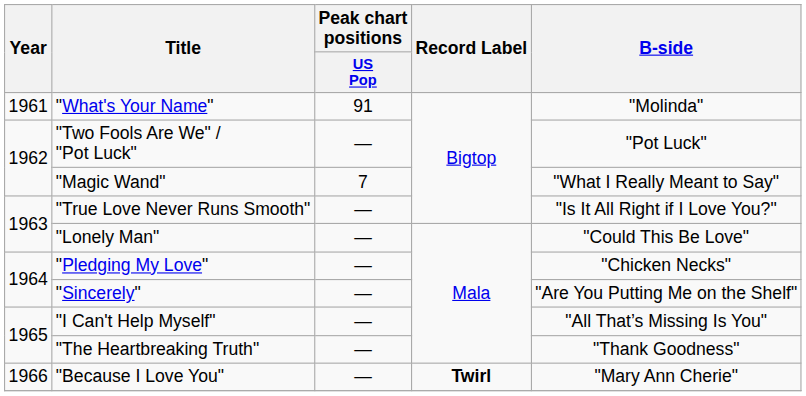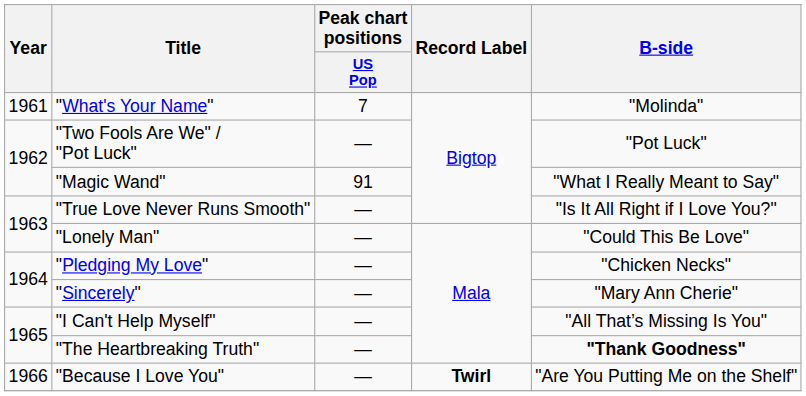(363, 106) 91 -> (363, 106) 7
(363, 181) 7 -> (363, 181) 91
(666, 293) "Are You Putting Me on the Shelf" -> (666, 293) "Mary Ann Cherie"
(666, 349) normal -> (666, 349) bold
(666, 377) "Mary Ann Cherie" -> (666, 377) "Are You Putting Me on the Shelf"
